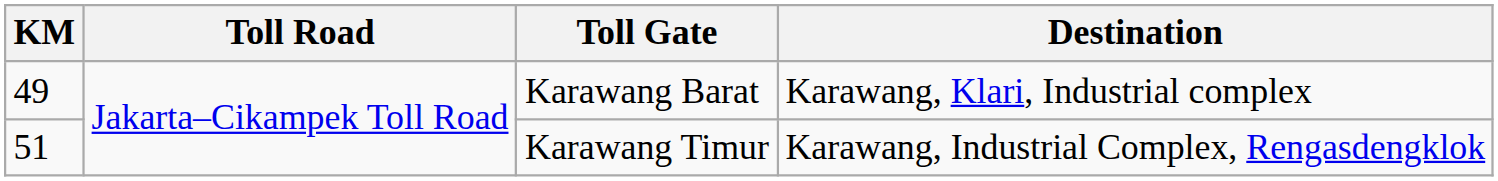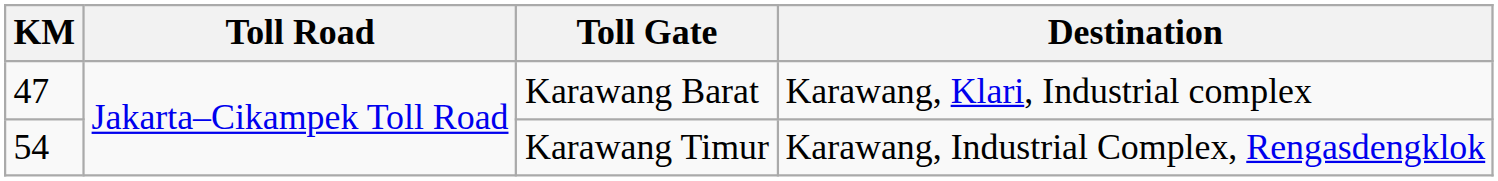(31, 89) 49 -> (31, 89) 47
(31, 146) 51 -> (31, 146) 54
